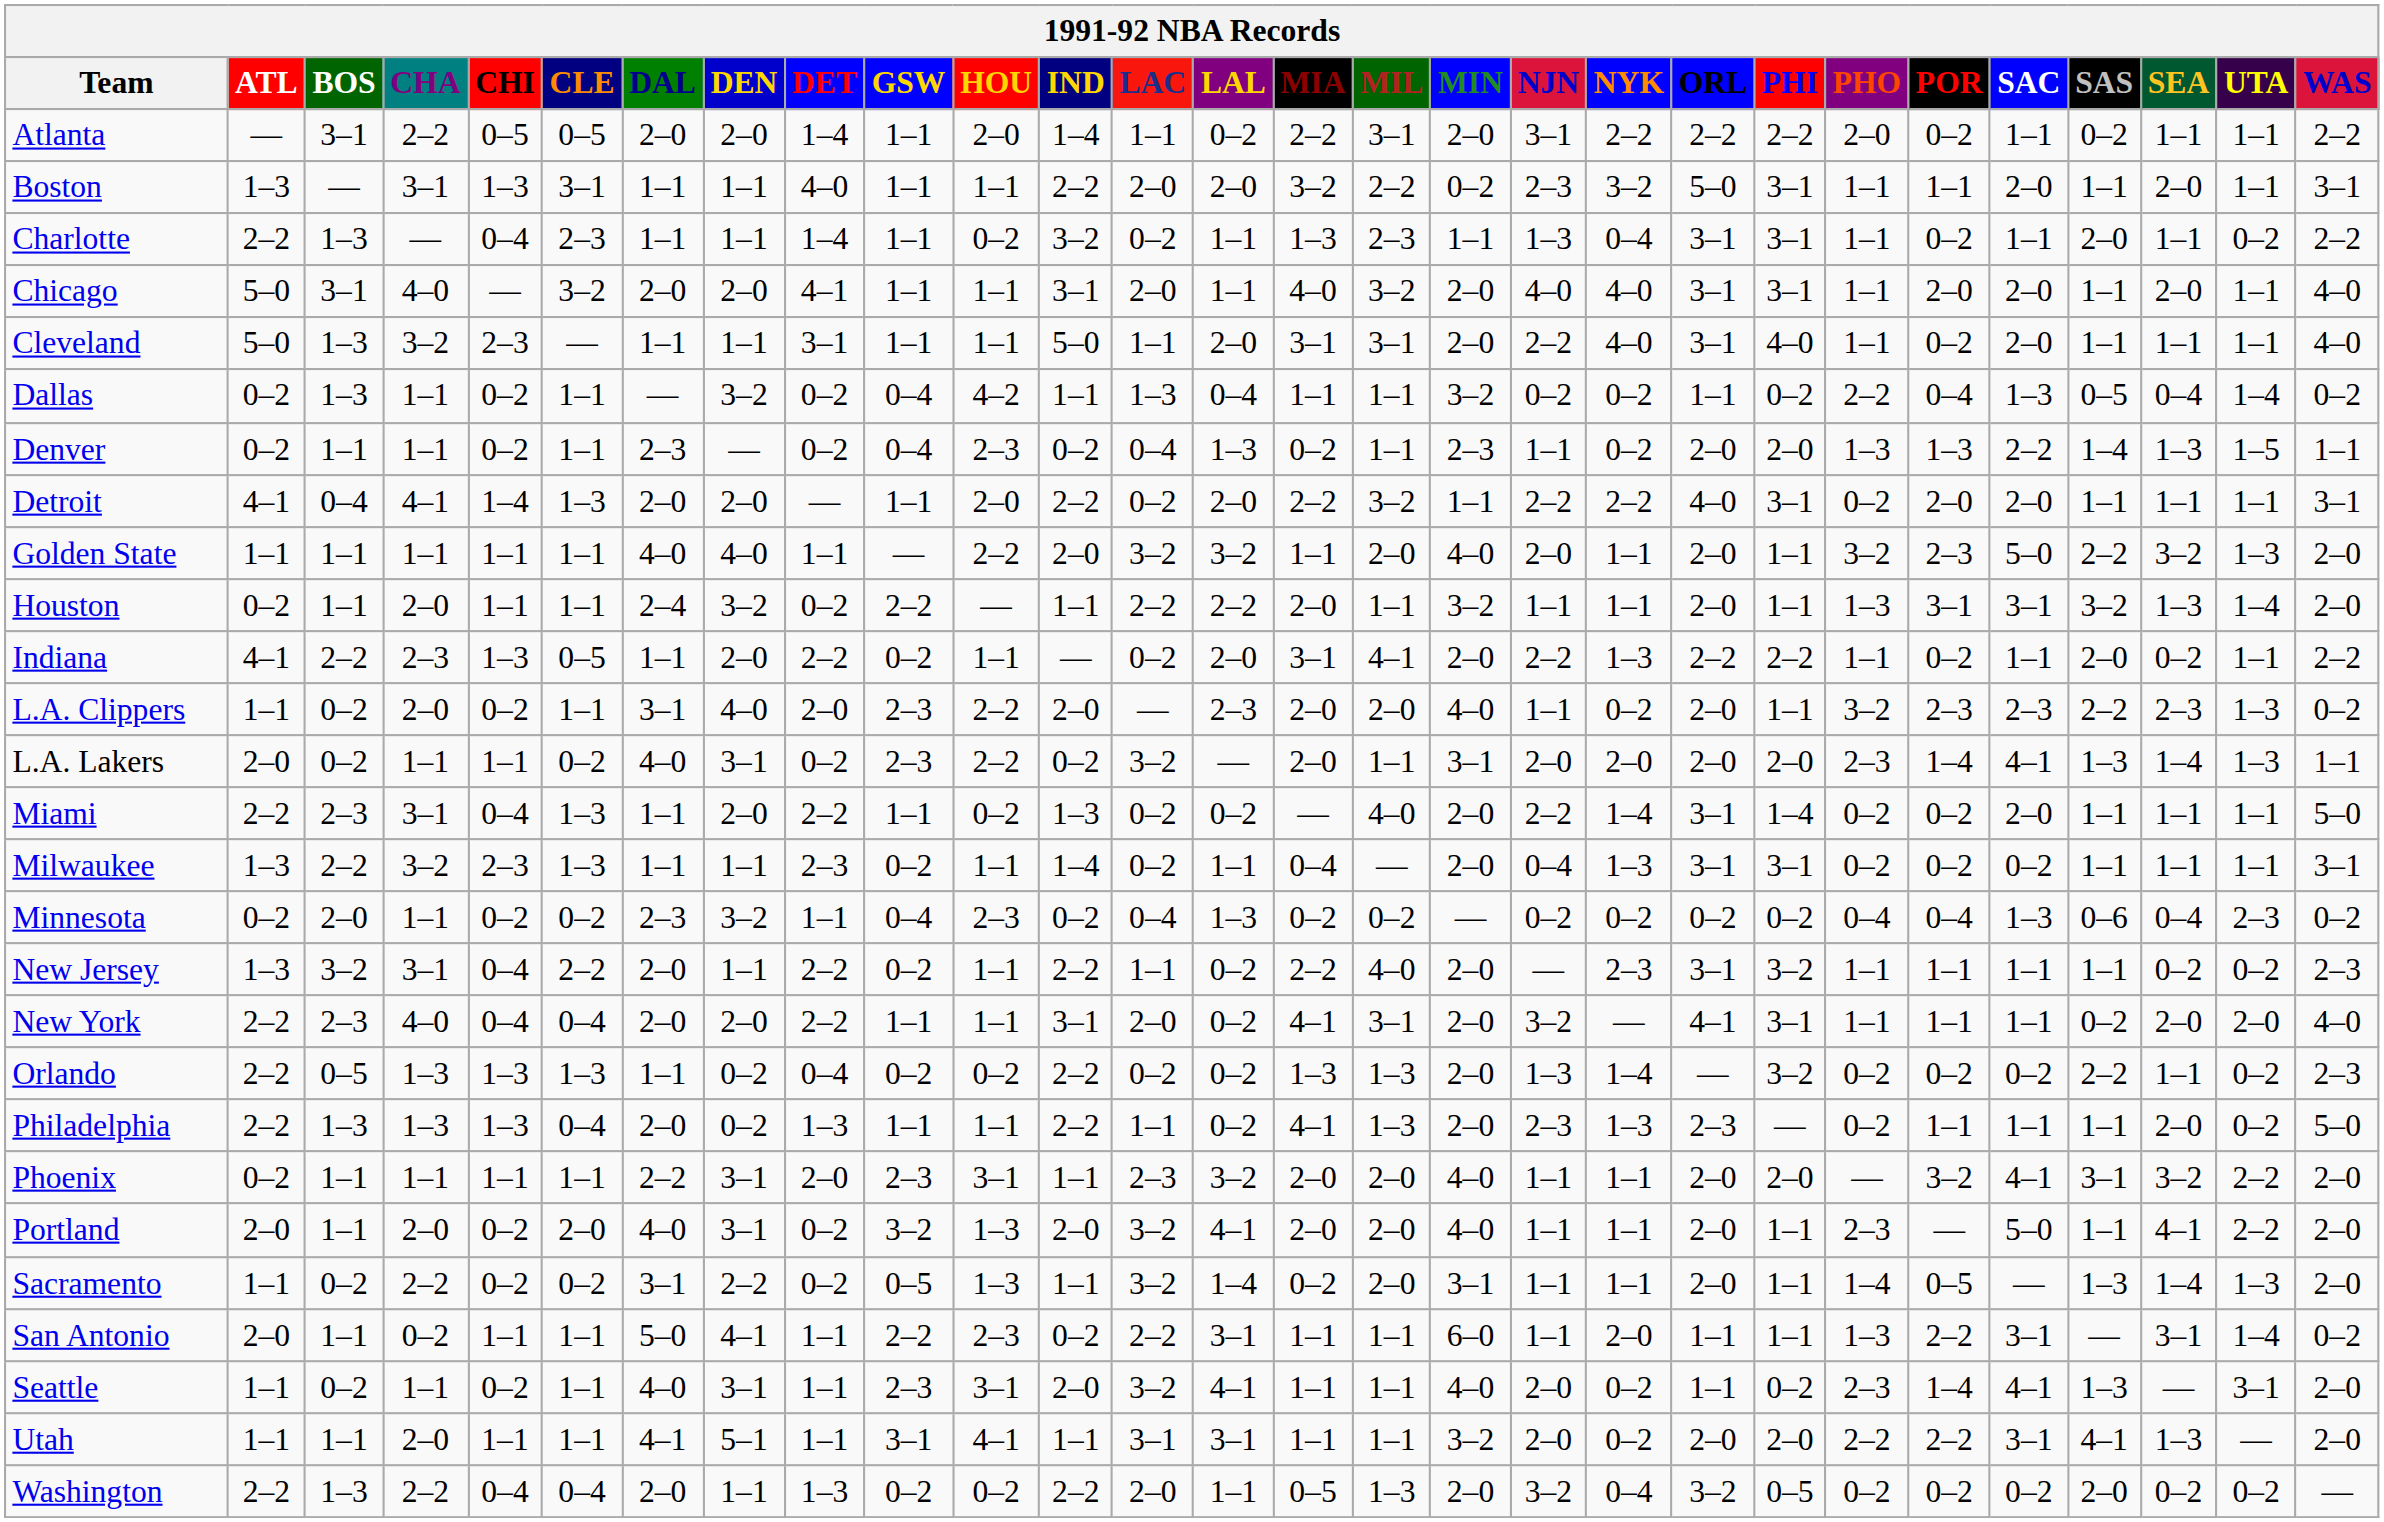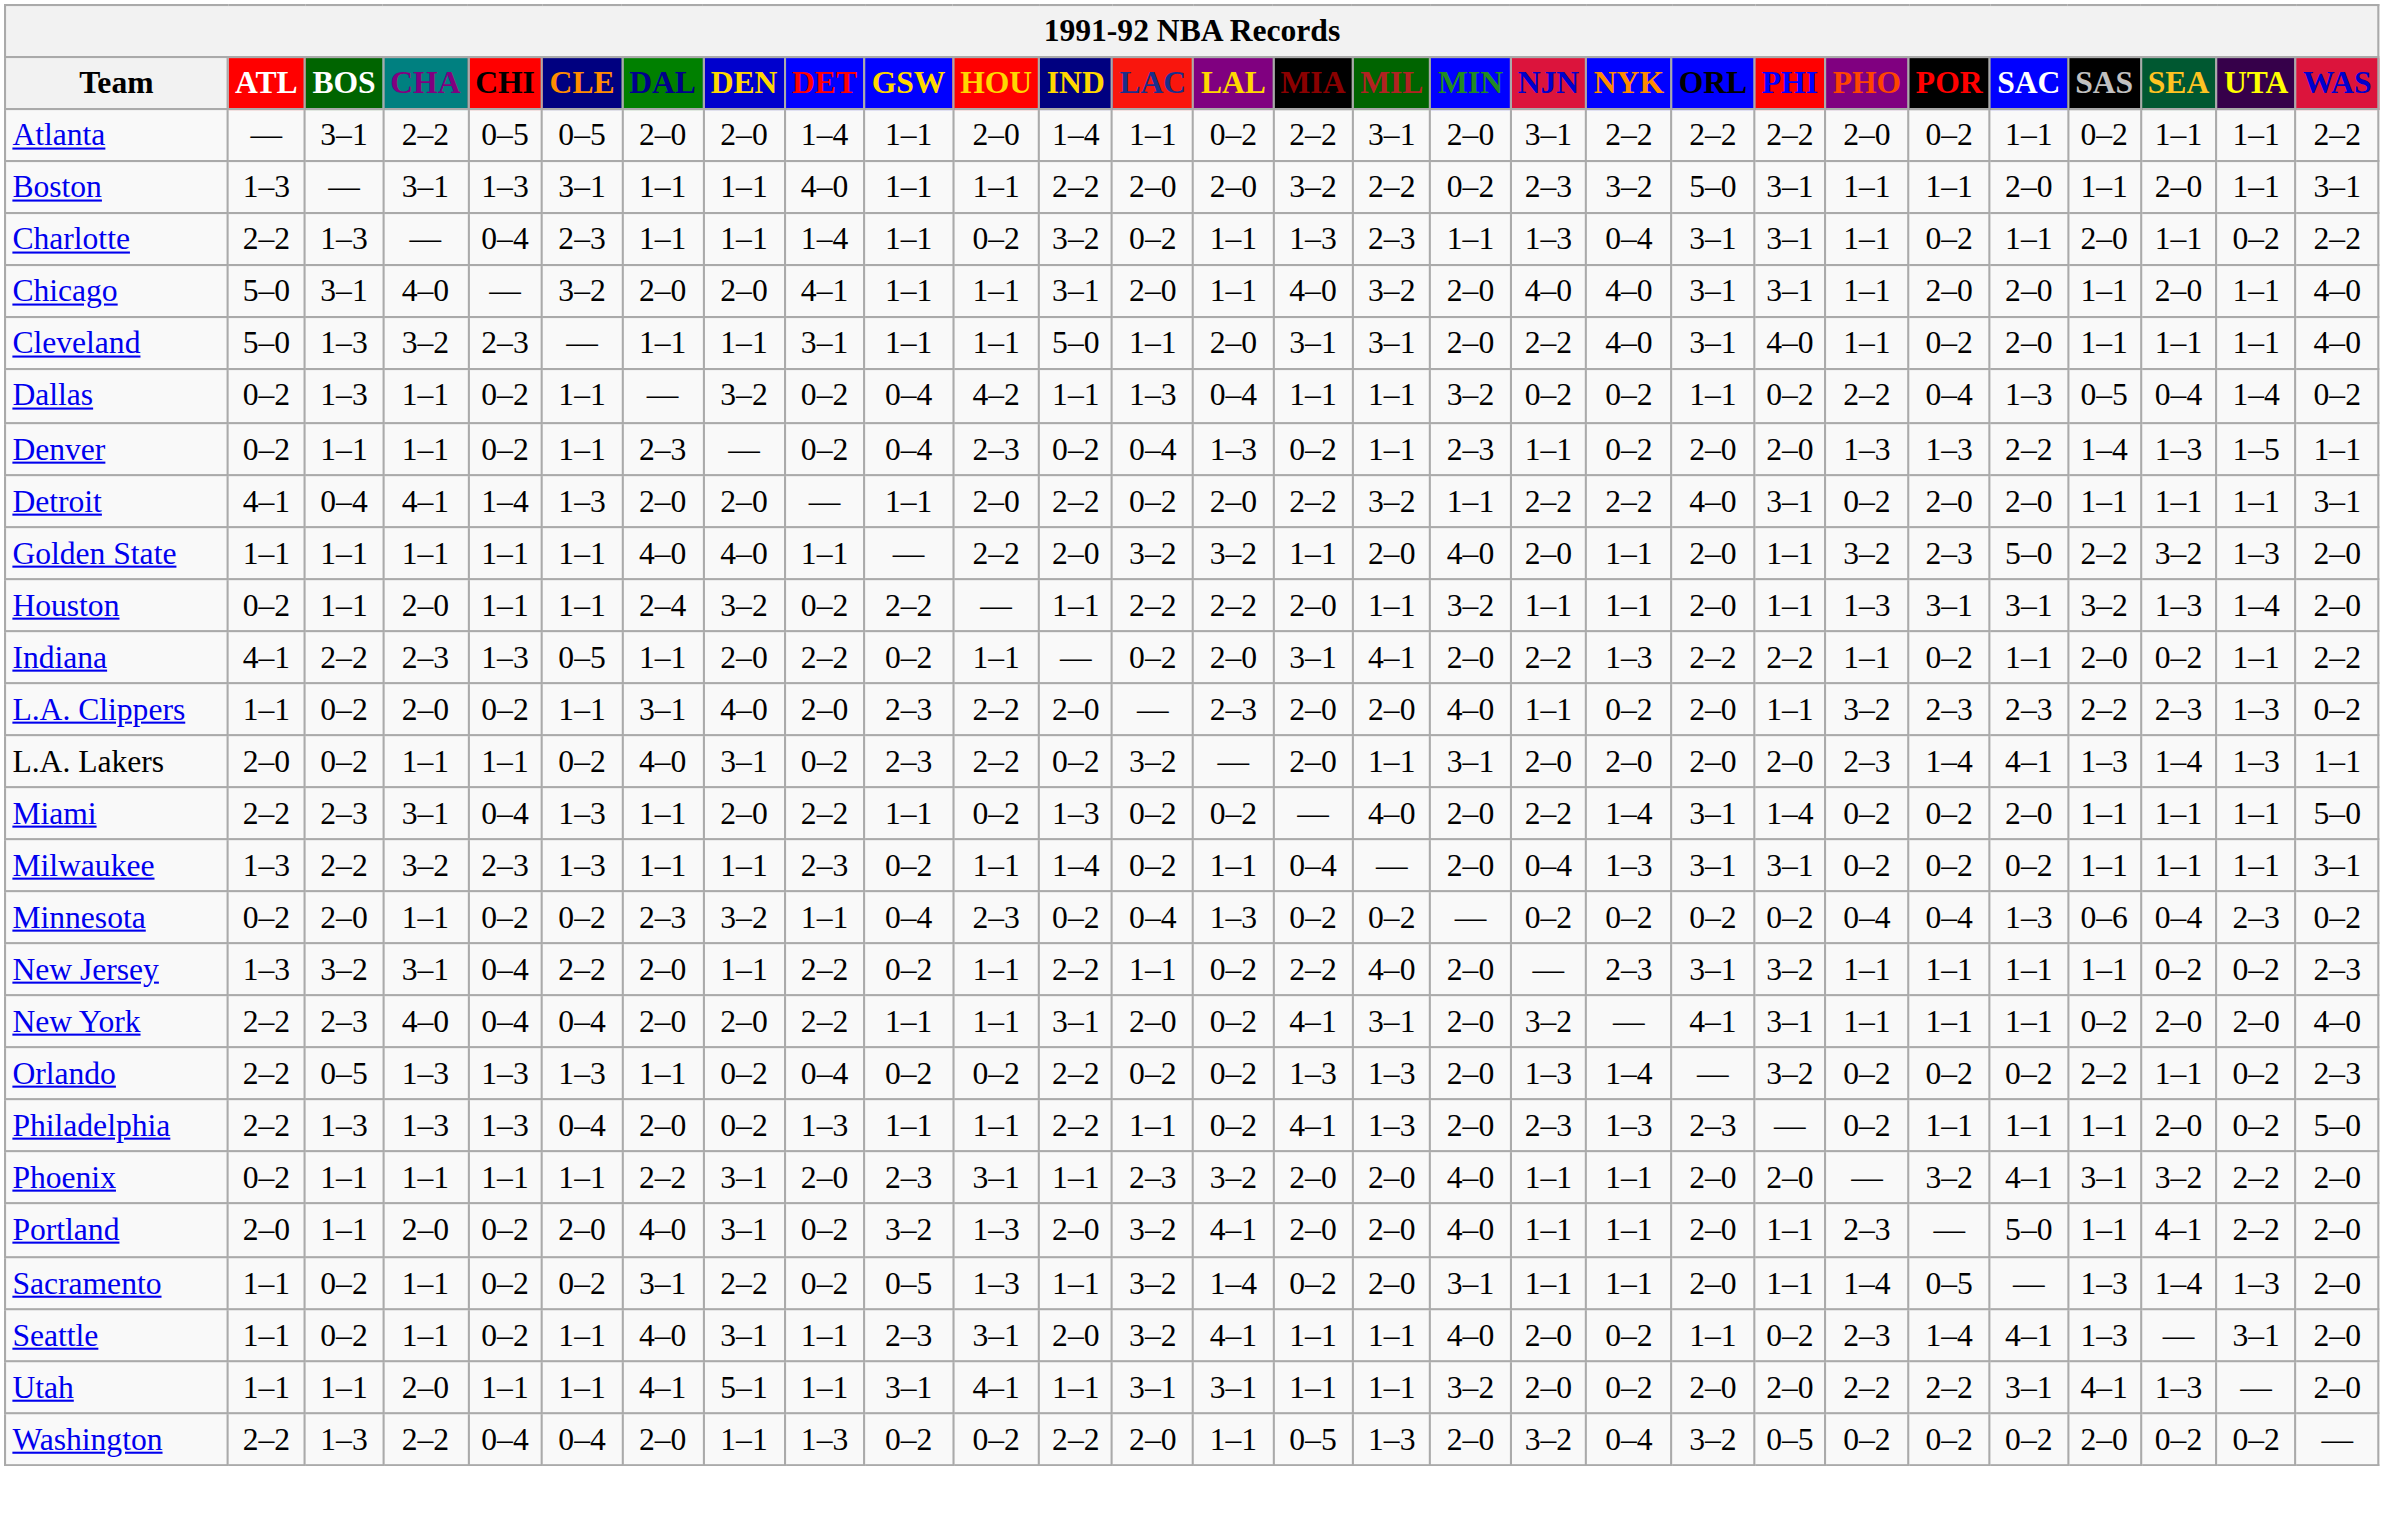(425, 1281) 2–2 -> (425, 1281) 1–1
- row: (91, 1334)
